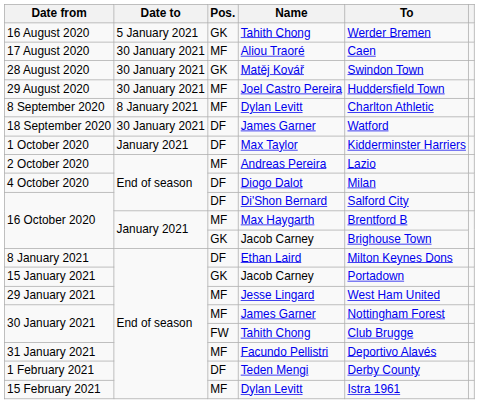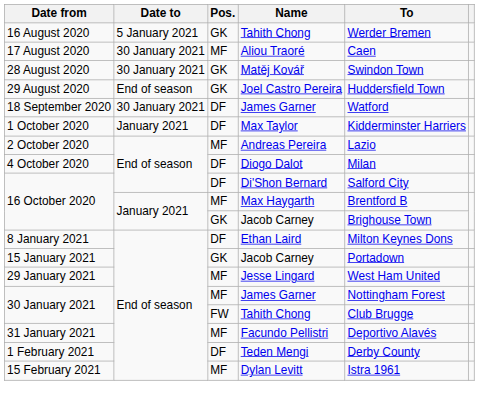(161, 88) 30 January 2021 -> (154, 88) End of season
(219, 88) MF -> (219, 88) GK
- row: (56, 107)
